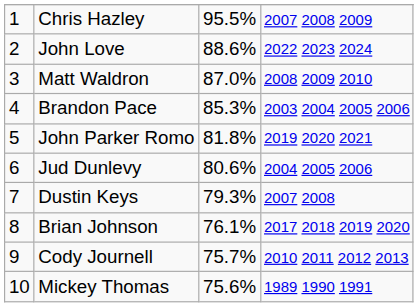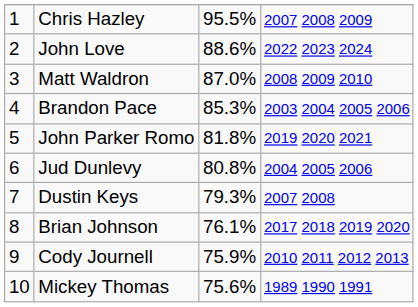(230, 167) 80.6% -> (230, 167) 80.8%
(230, 256) 75.7% -> (230, 256) 75.9%
